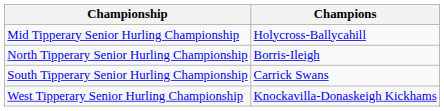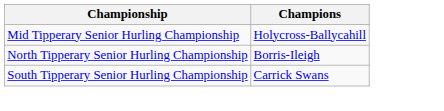- row: (125, 95)
